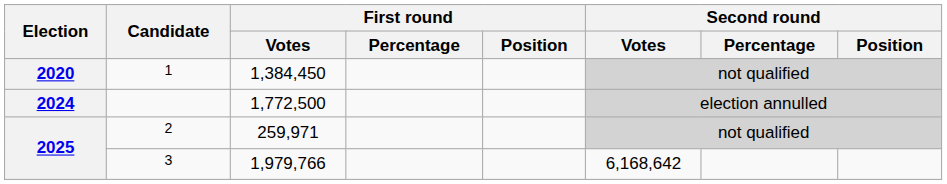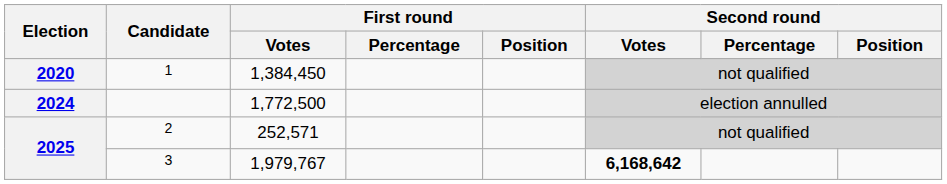(288, 132) 259,971 -> (288, 132) 252,571
(288, 163) 1,979,766 -> (288, 163) 1,979,767
(643, 163) normal -> (643, 163) bold
